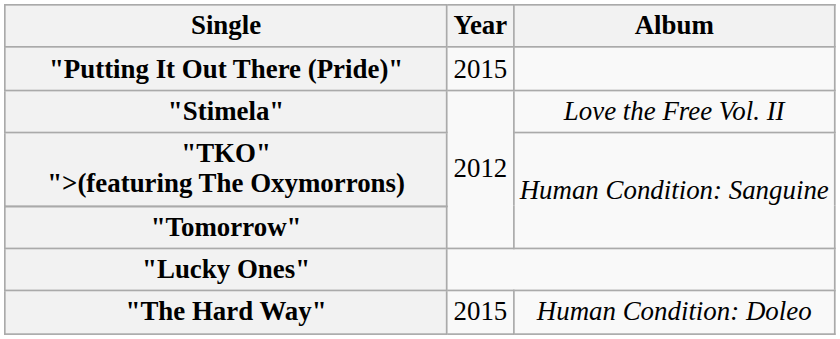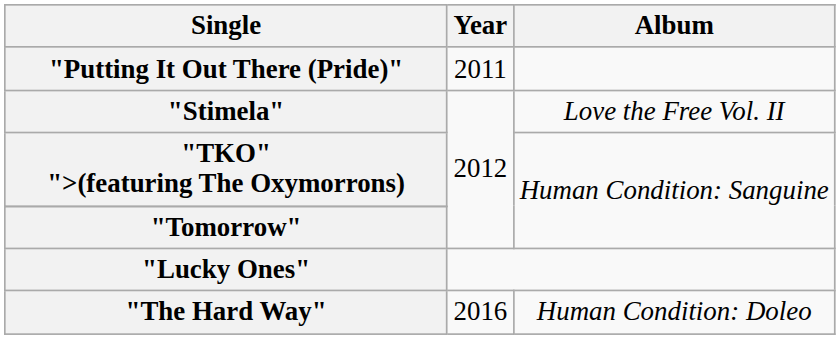(480, 68) 2015 -> (480, 68) 2011
(480, 311) 2015 -> (480, 311) 2016
